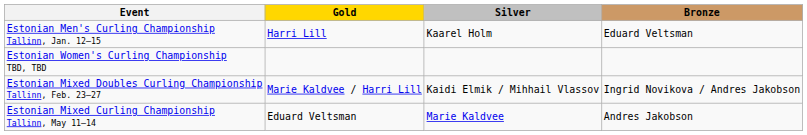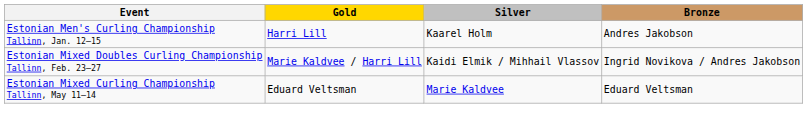(648, 34) Eduard Veltsman -> (648, 34) Andres Jakobson
- row: (117, 62)
(648, 117) Andres Jakobson -> (648, 89) Eduard Veltsman
